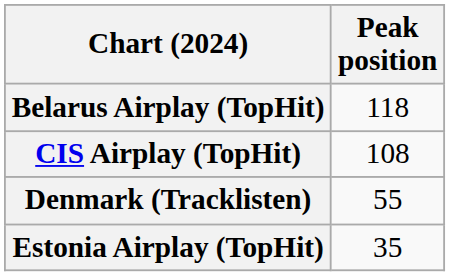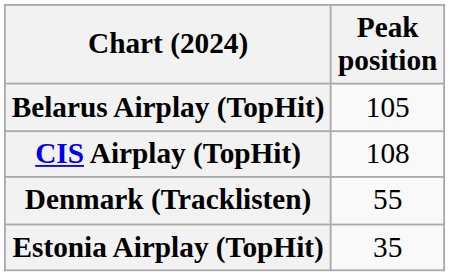(388, 107) 118 -> (388, 107) 105
